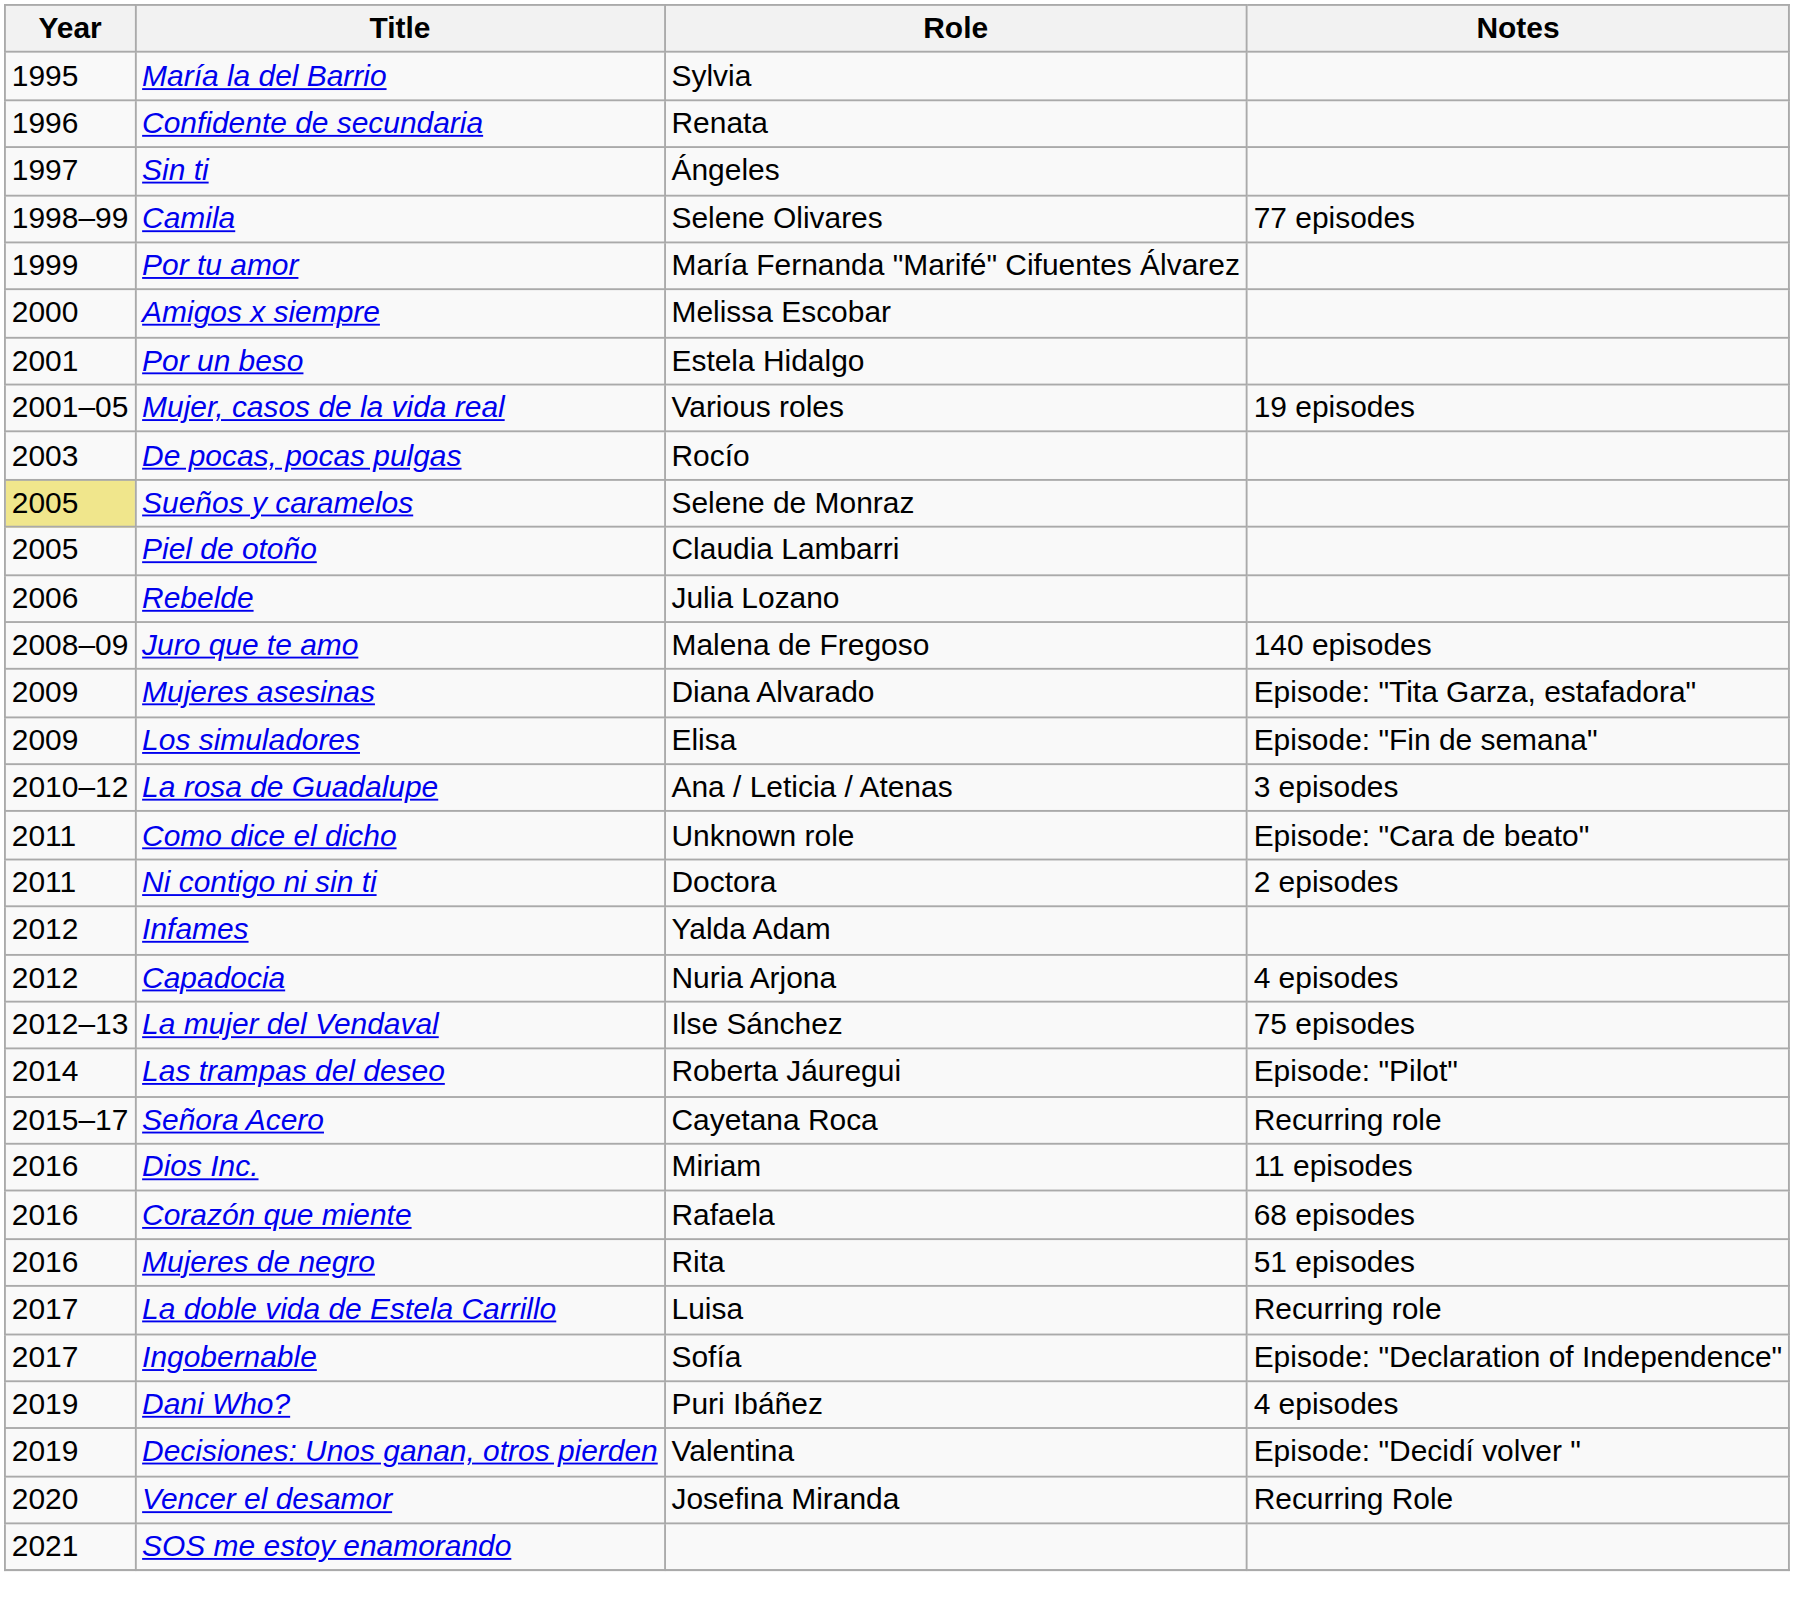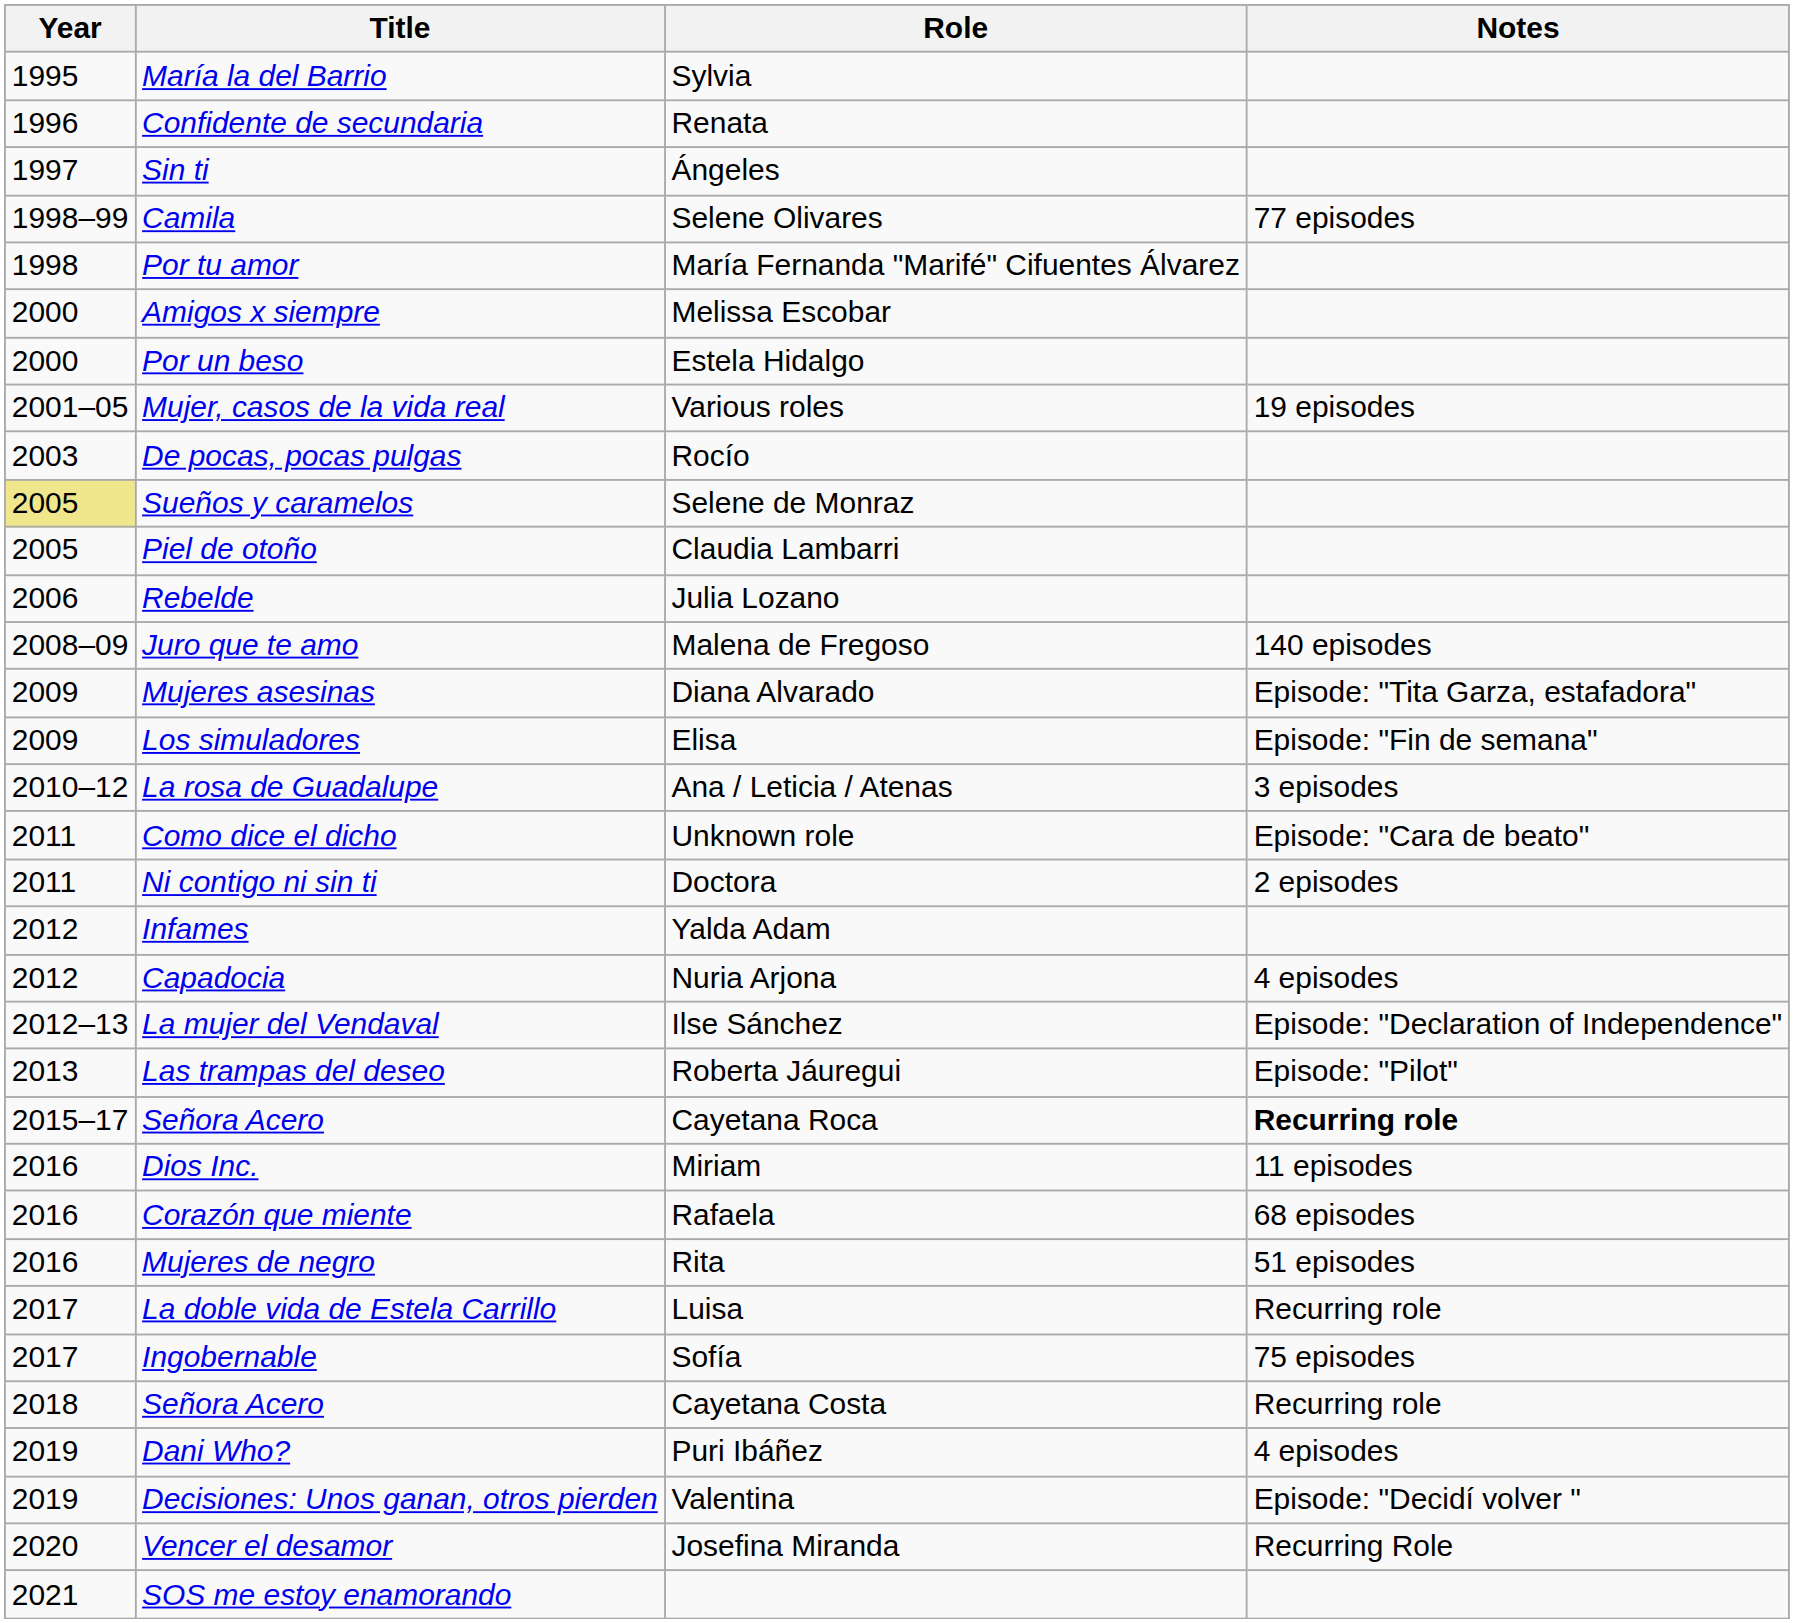(45, 265) 1999 -> (45, 265) 1998
(45, 360) 2001 -> (45, 360) 2000
(1334, 1024) 75 episodes -> (1518, 1024) Episode: "Declaration of Independence"
(45, 1072) 2014 -> (45, 1072) 2013
(1348, 1119) normal -> (1356, 1119) bold
(1518, 1356) Episode: "Declaration of Independence" -> (1334, 1356) 75 episodes
+ row: (233, 1404)
